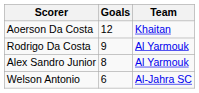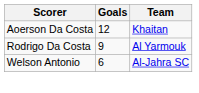- row: (51, 63)
